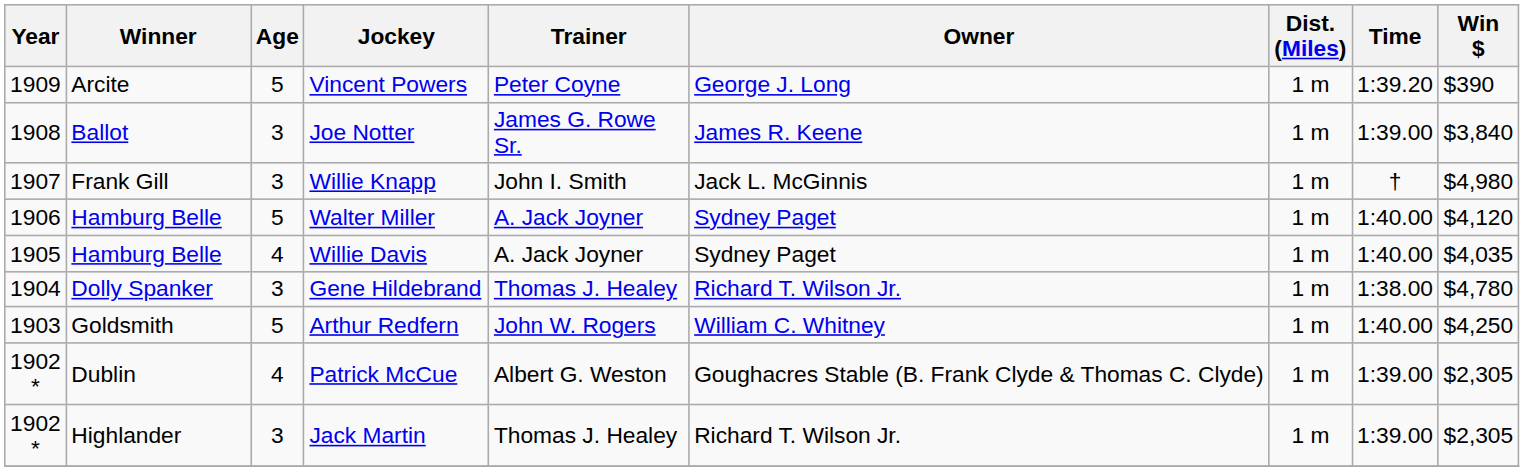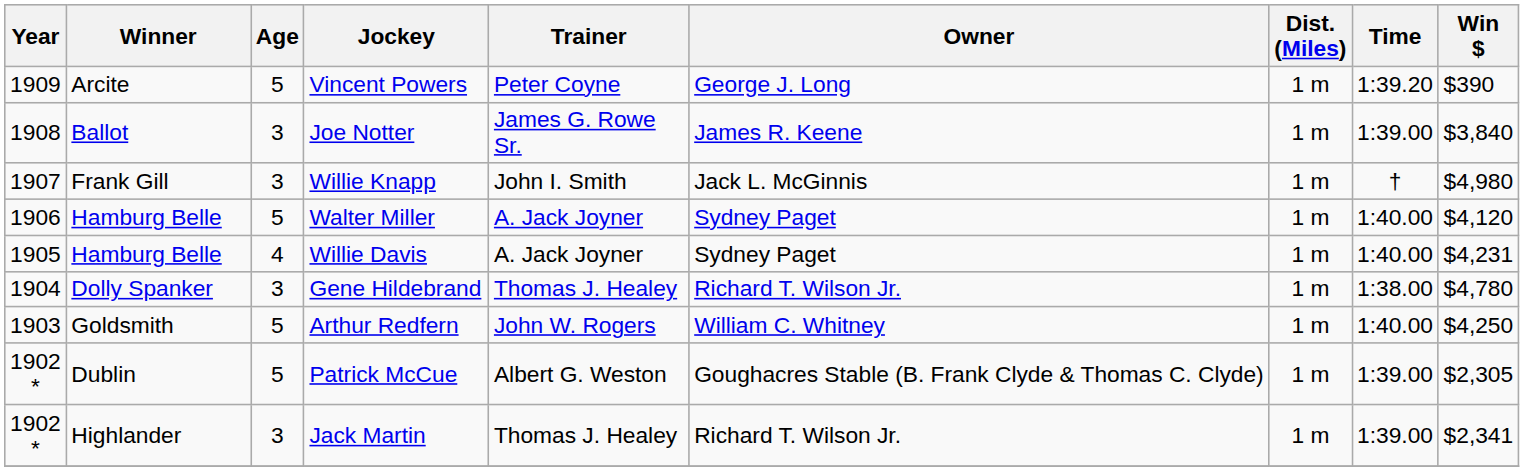(1478, 253) $4,035 -> (1478, 253) $4,231
(277, 374) 4 -> (277, 374) 5
(1478, 435) $2,305 -> (1478, 435) $2,341
